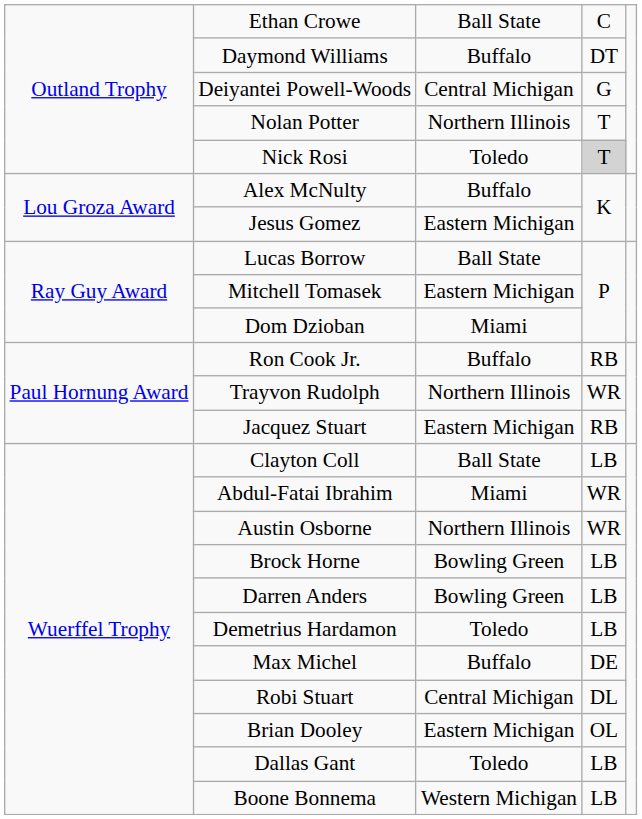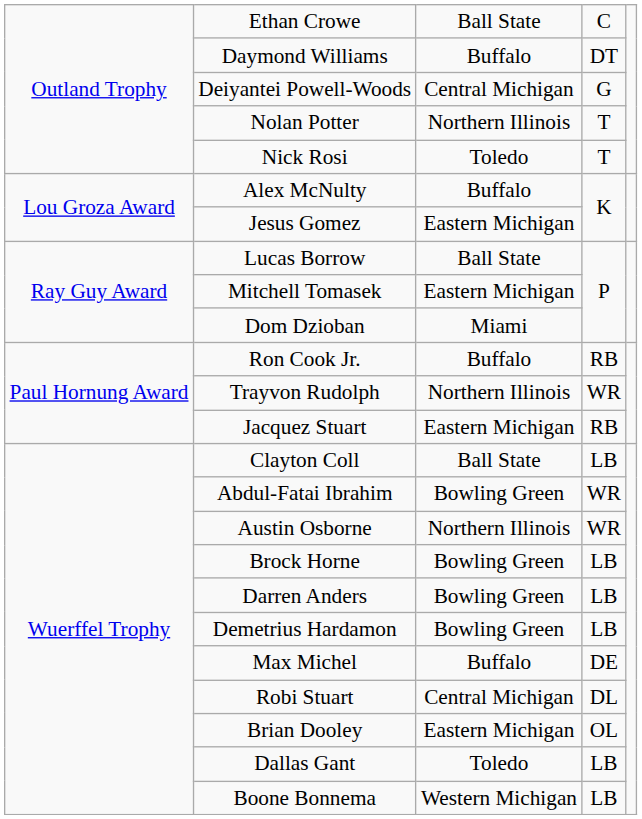(604, 156) lightgrey background -> (604, 156) no background
(499, 493) Miami -> (499, 493) Bowling Green
(499, 628) Toledo -> (499, 628) Bowling Green
